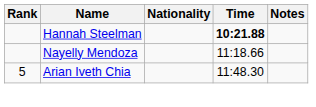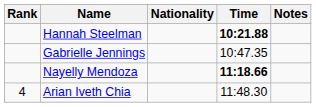+ row: (94, 53)
(240, 53) normal -> (244, 72) bold
(22, 72) 5 -> (22, 92) 4
